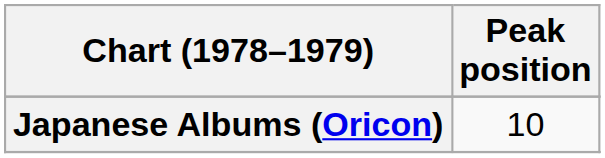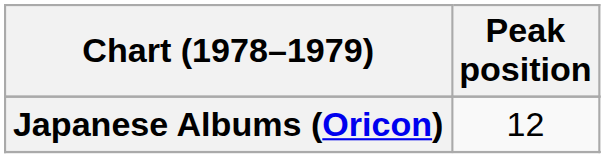(525, 123) 10 -> (525, 123) 12
